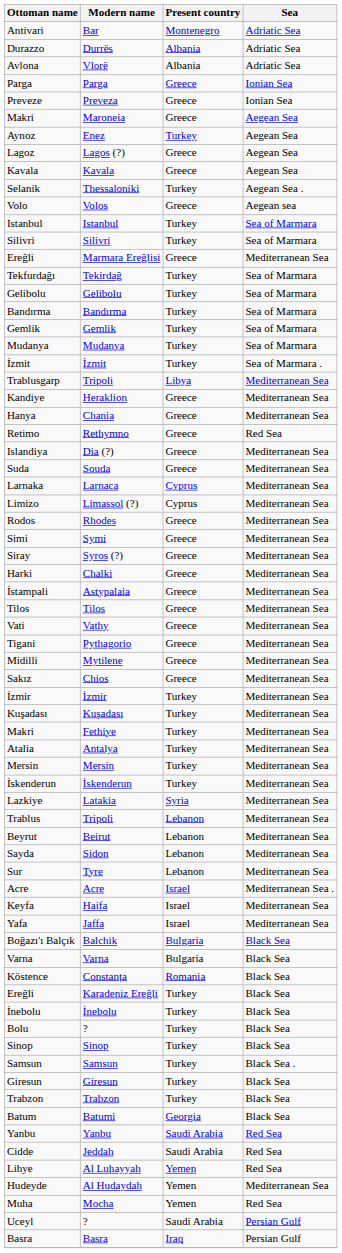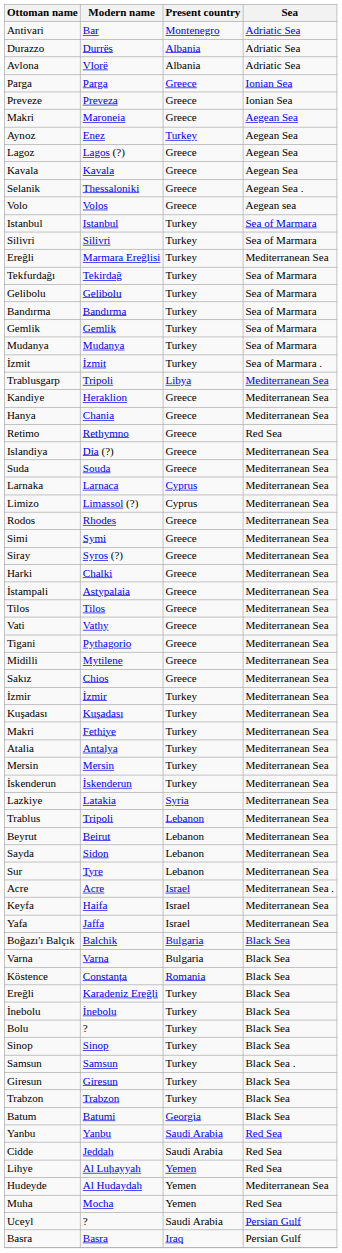(181, 188) Turkey -> (181, 188) Greece
(181, 258) Greece -> (181, 258) Turkey
